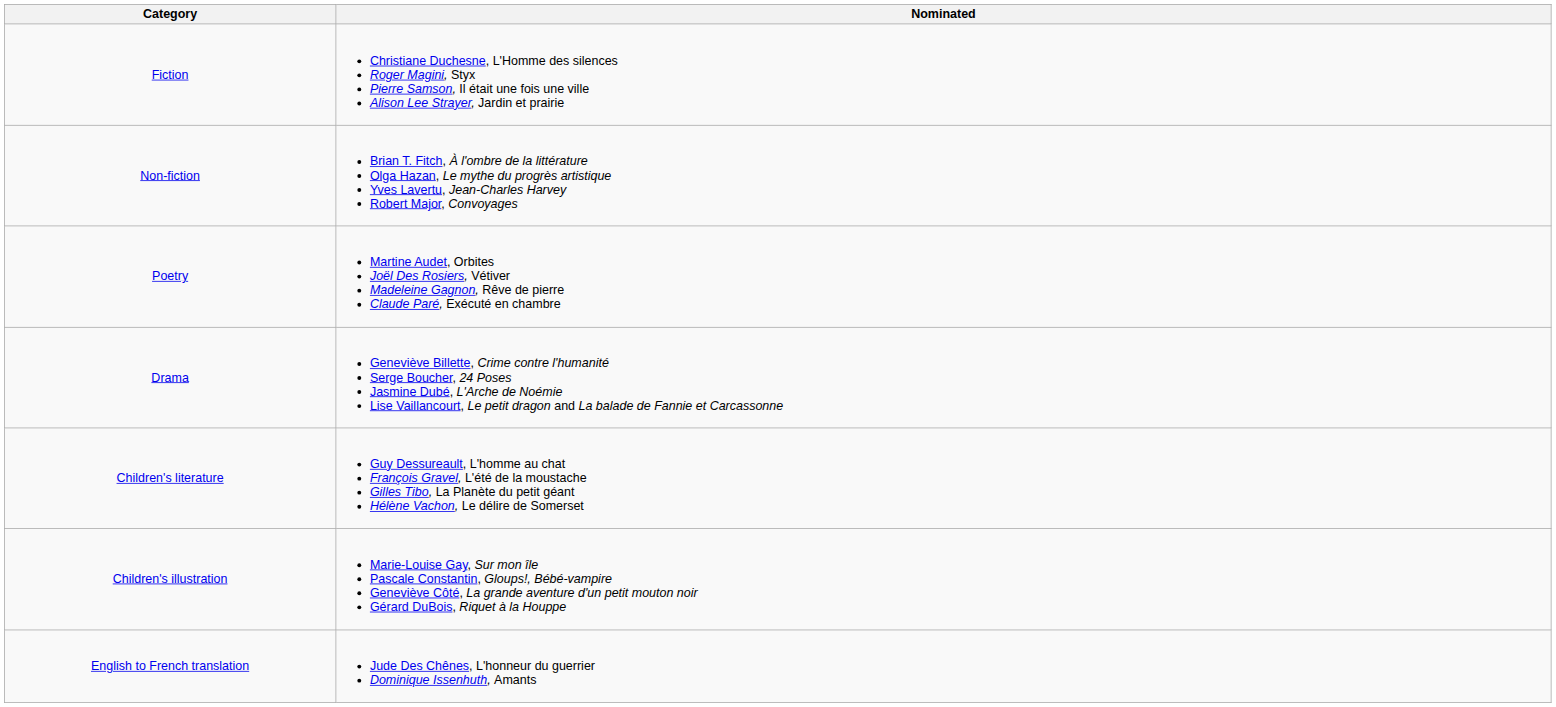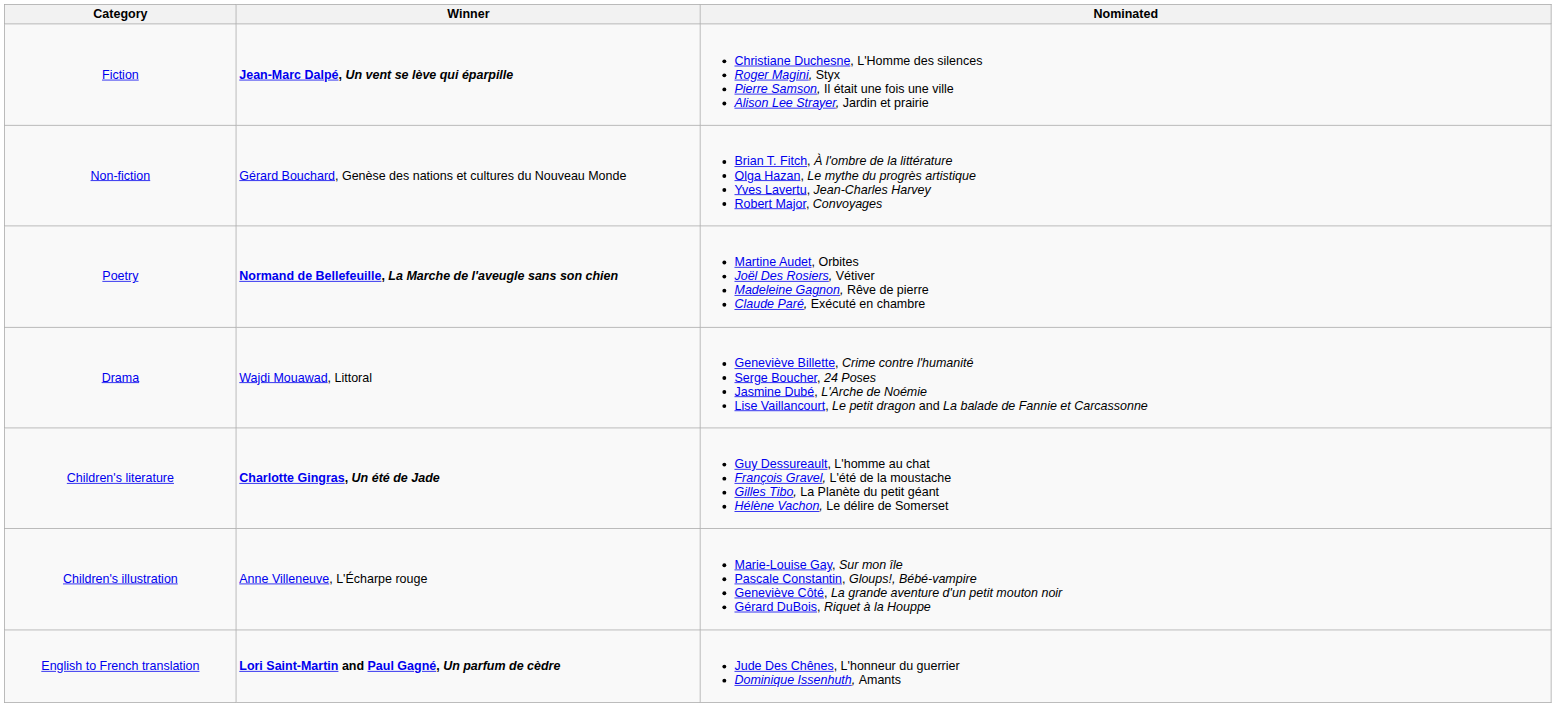+ column: (468, 14)
